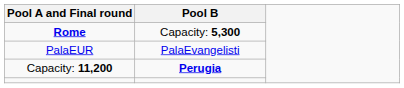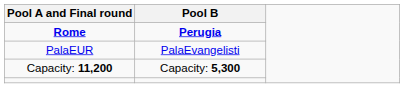(200, 31) Capacity: 5,300 -> (200, 31) Perugia
(200, 68) Perugia -> (200, 68) Capacity: 5,300
